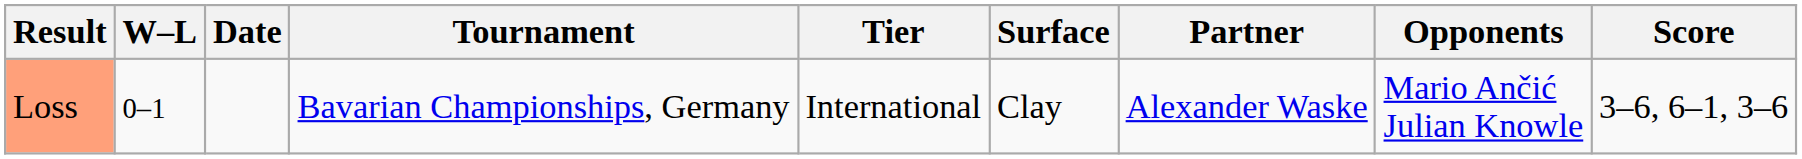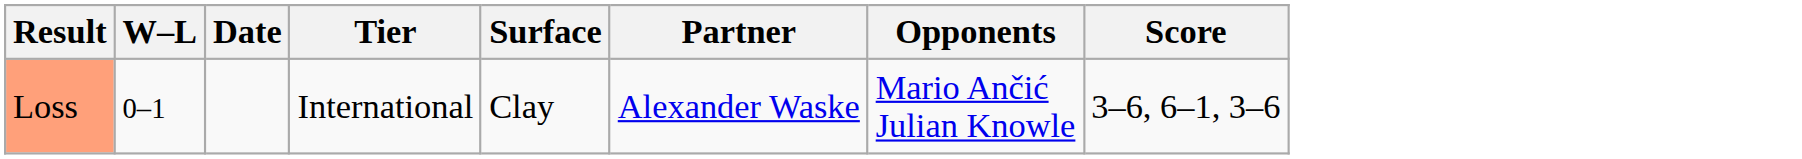- column: (544, 31)
